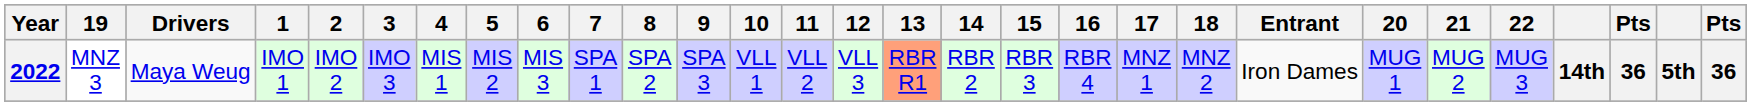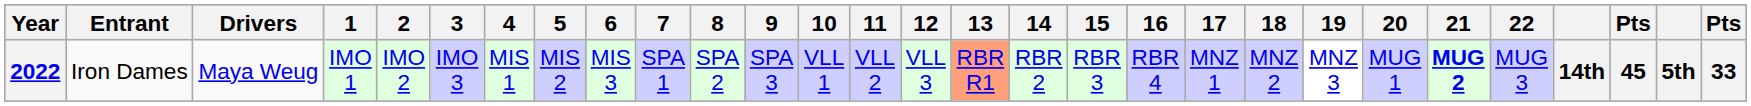columns swapped: (1300, 22) <-> (96, 22)
(1458, 70) normal -> (1458, 70) bold
(1633, 70) 36 -> (1633, 70) 45
(1724, 70) 36 -> (1724, 70) 33
